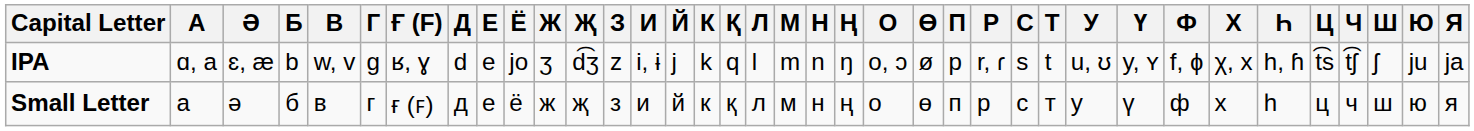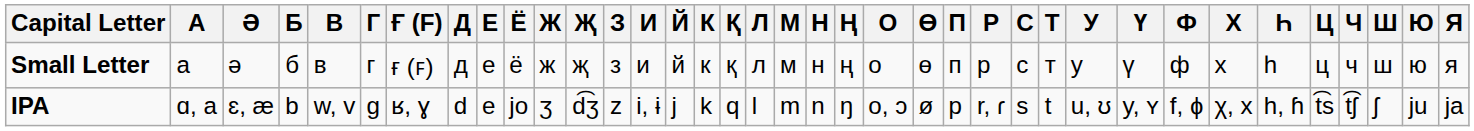rows swapped: (80, 103) <-> (30, 61)
